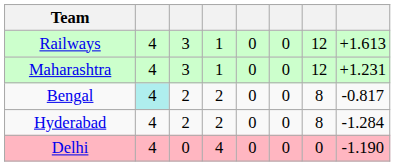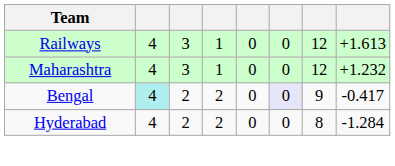(363, 69) +1.231 -> (363, 69) +1.232
(286, 95) no background -> (286, 95) lavender background
(319, 95) 8 -> (319, 95) 9
(363, 95) -0.817 -> (363, 95) -0.417
- row: (70, 148)
